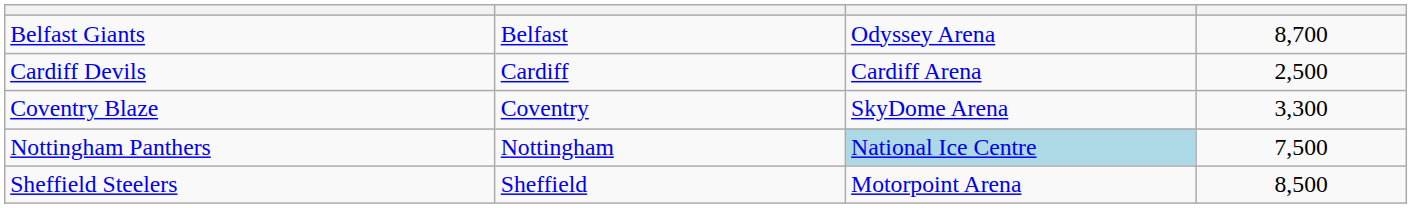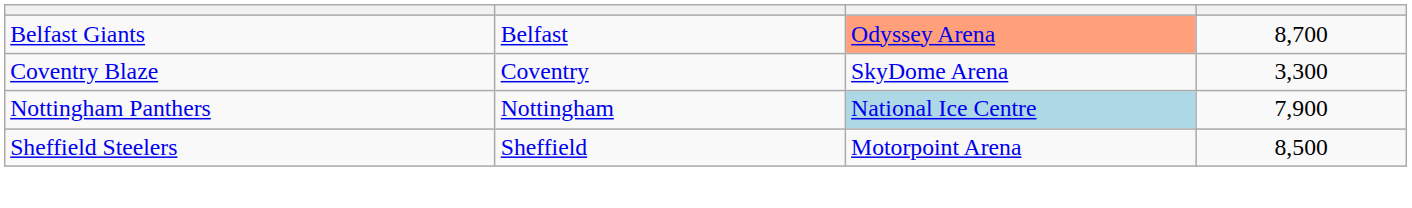(923, 34) no background -> (923, 34) lightsalmon background
- row: (78, 71)
(1301, 146) 7,500 -> (1301, 109) 7,900
